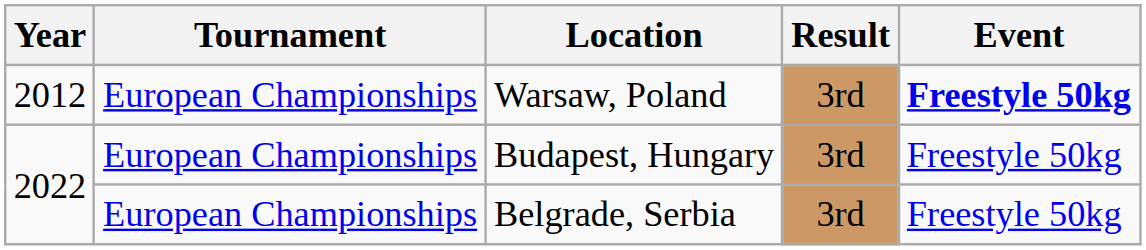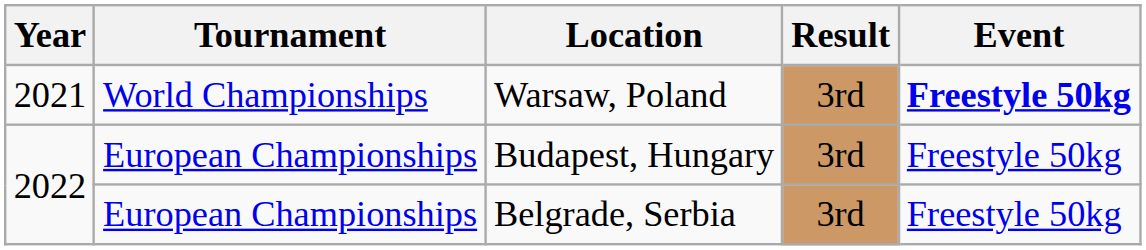(50, 94) 2012 -> (50, 94) 2021
(290, 94) European Championships -> (265, 94) World Championships
